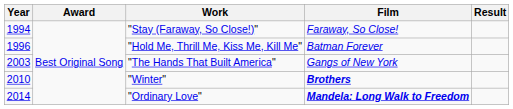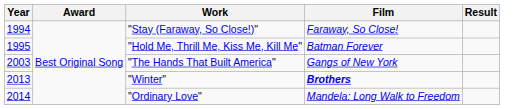(19, 46) 1996 -> (19, 46) 1995
(19, 79) 2010 -> (19, 79) 2013
(388, 96) bold -> (383, 96) normal
